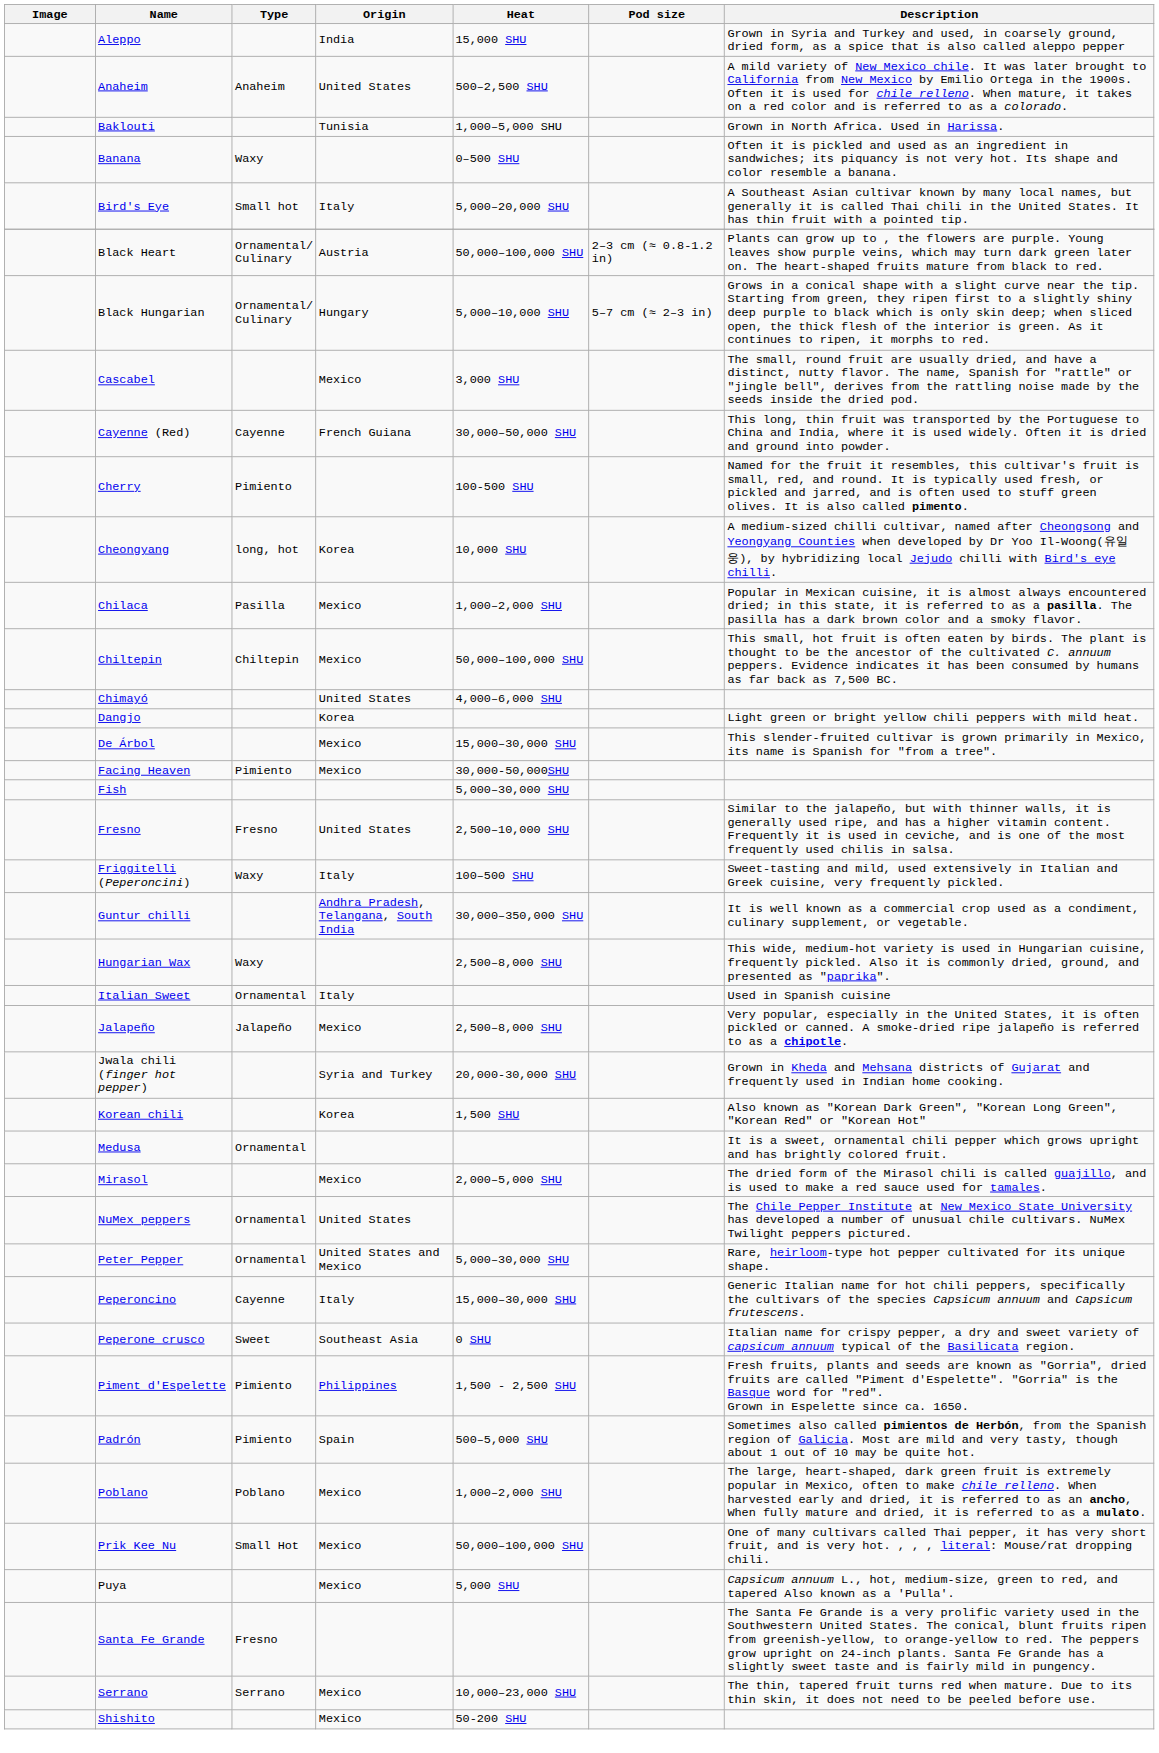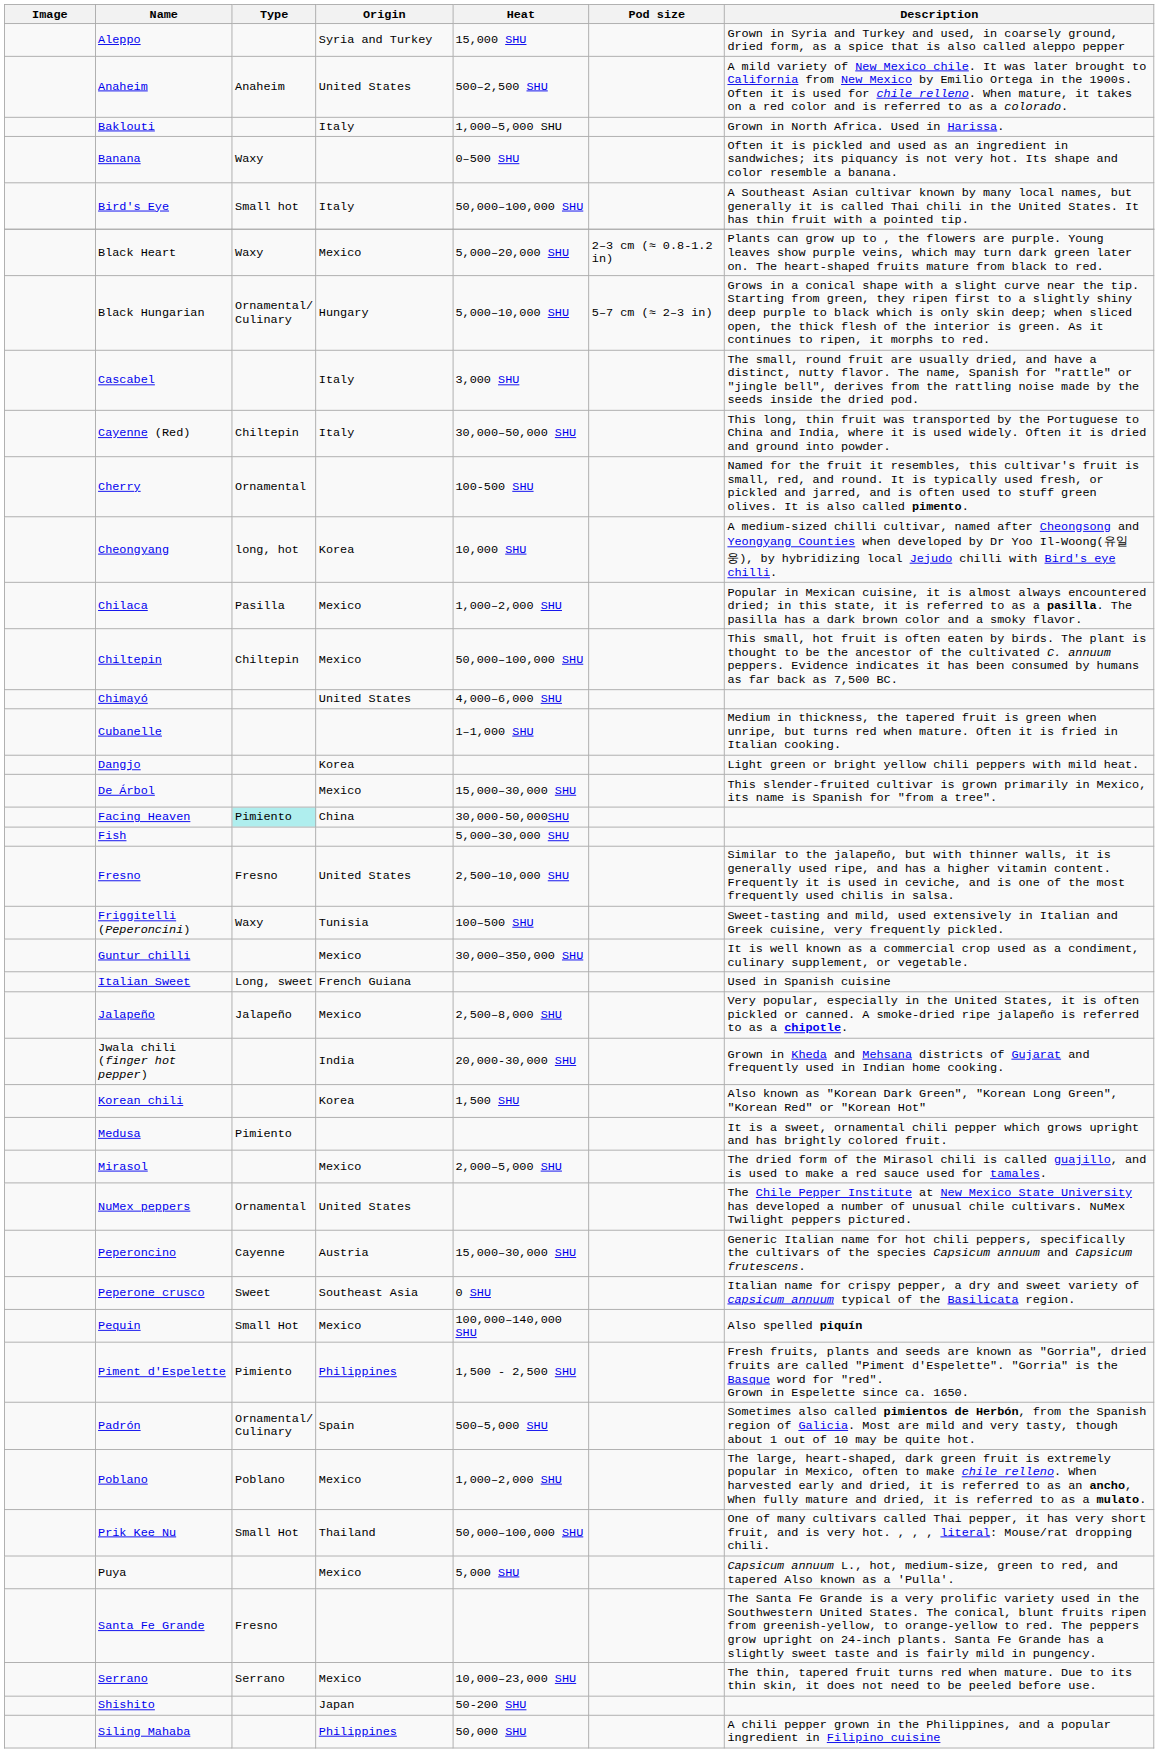(337, 40) India -> (376, 40) Syria and Turkey
(344, 127) Tunisia -> (337, 127) Italy
(512, 206) 5,000–20,000 SHU -> (519, 206) 50,000–100,000 SHU
(274, 253) Ornamental/ Culinary -> (249, 253) Waxy
(344, 253) Austria -> (340, 253) Mexico
(519, 253) 50,000–100,000 SHU -> (512, 253) 5,000–20,000 SHU
(340, 380) Mexico -> (337, 380) Italy
(260, 433) Cayenne -> (267, 433) Chiltepin
(365, 433) French Guiana -> (337, 433) Italy
(263, 487) Pimiento -> (271, 487) Ornamental
+ row: (130, 732)
(263, 770) no background -> (263, 817) paleturquoise background
(340, 770) Mexico -> (337, 817) China
(337, 876) Italy -> (344, 923) Tunisia
(376, 916) Andhra Pradesh, Telangana, South India -> (340, 956) Mexico
- row: (144, 962)
(271, 995) Ornamental -> (274, 982) Long, sweet
(337, 995) Italy -> (365, 982) French Guiana
(376, 1075) Syria and Turkey -> (337, 1061) India
(271, 1148) Ornamental -> (263, 1134) Pimiento
- row: (141, 1260)
(337, 1300) Italy -> (344, 1253) Austria
+ row: (119, 1326)
(263, 1439) Pimiento -> (274, 1426) Ornamental/ Culinary
(340, 1546) Mexico -> (347, 1533) Thailand
(340, 1719) Mexico -> (337, 1705) Japan
+ row: (144, 1731)
